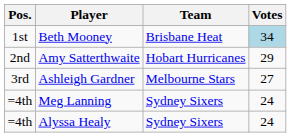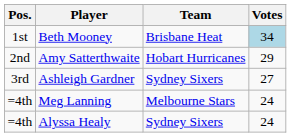(190, 79) Melbourne Stars -> (184, 79) Sydney Sixers
(184, 100) Sydney Sixers -> (190, 100) Melbourne Stars
